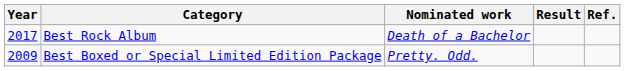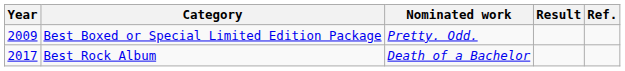rows swapped: (213, 55) <-> (100, 35)
